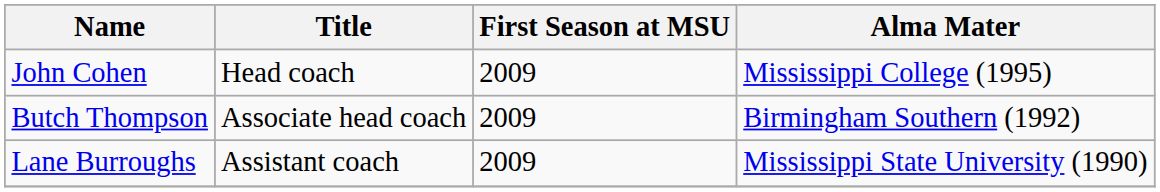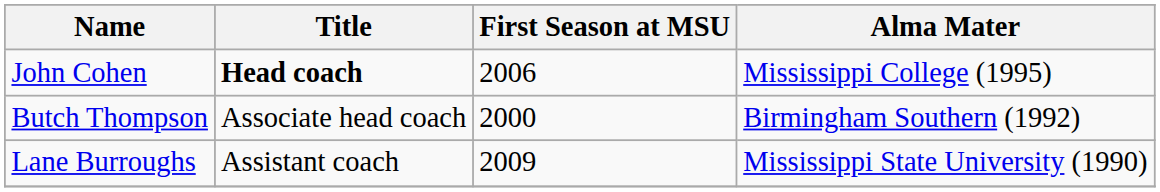(288, 72) normal -> (292, 72) bold
(508, 72) 2009 -> (508, 72) 2006
(508, 117) 2009 -> (508, 117) 2000
